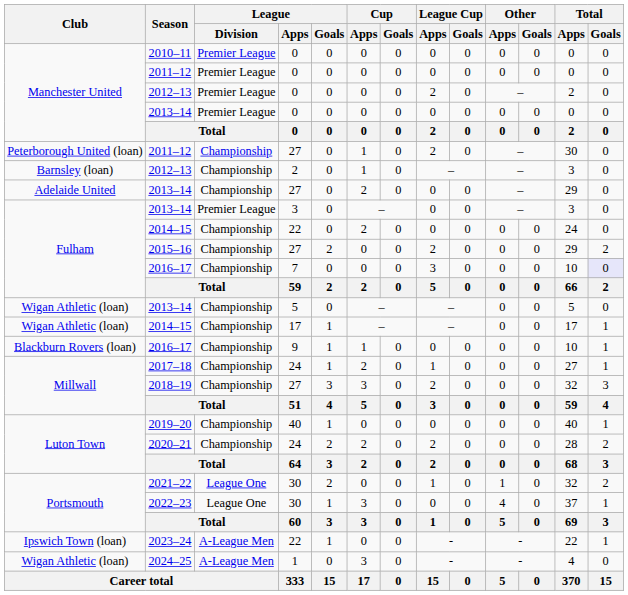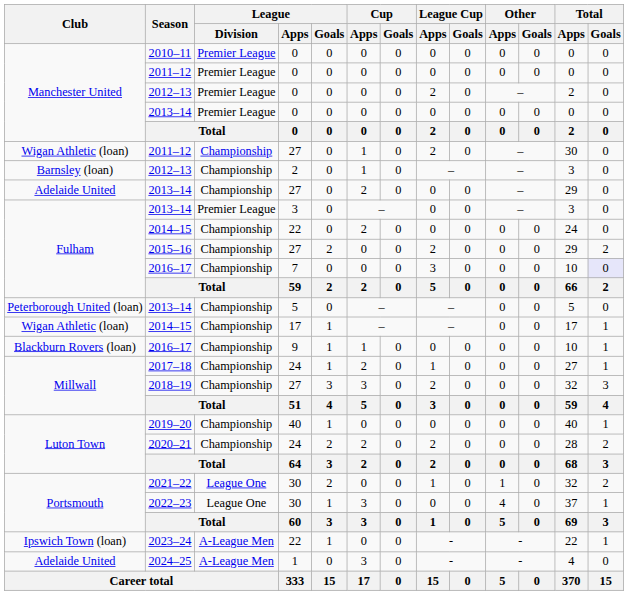(75, 151) Peterborough United (loan) -> (75, 151) Wigan Athletic (loan)
(75, 307) Wigan Athletic (loan) -> (75, 307) Peterborough United (loan)
(75, 561) Wigan Athletic (loan) -> (75, 561) Adelaide United
